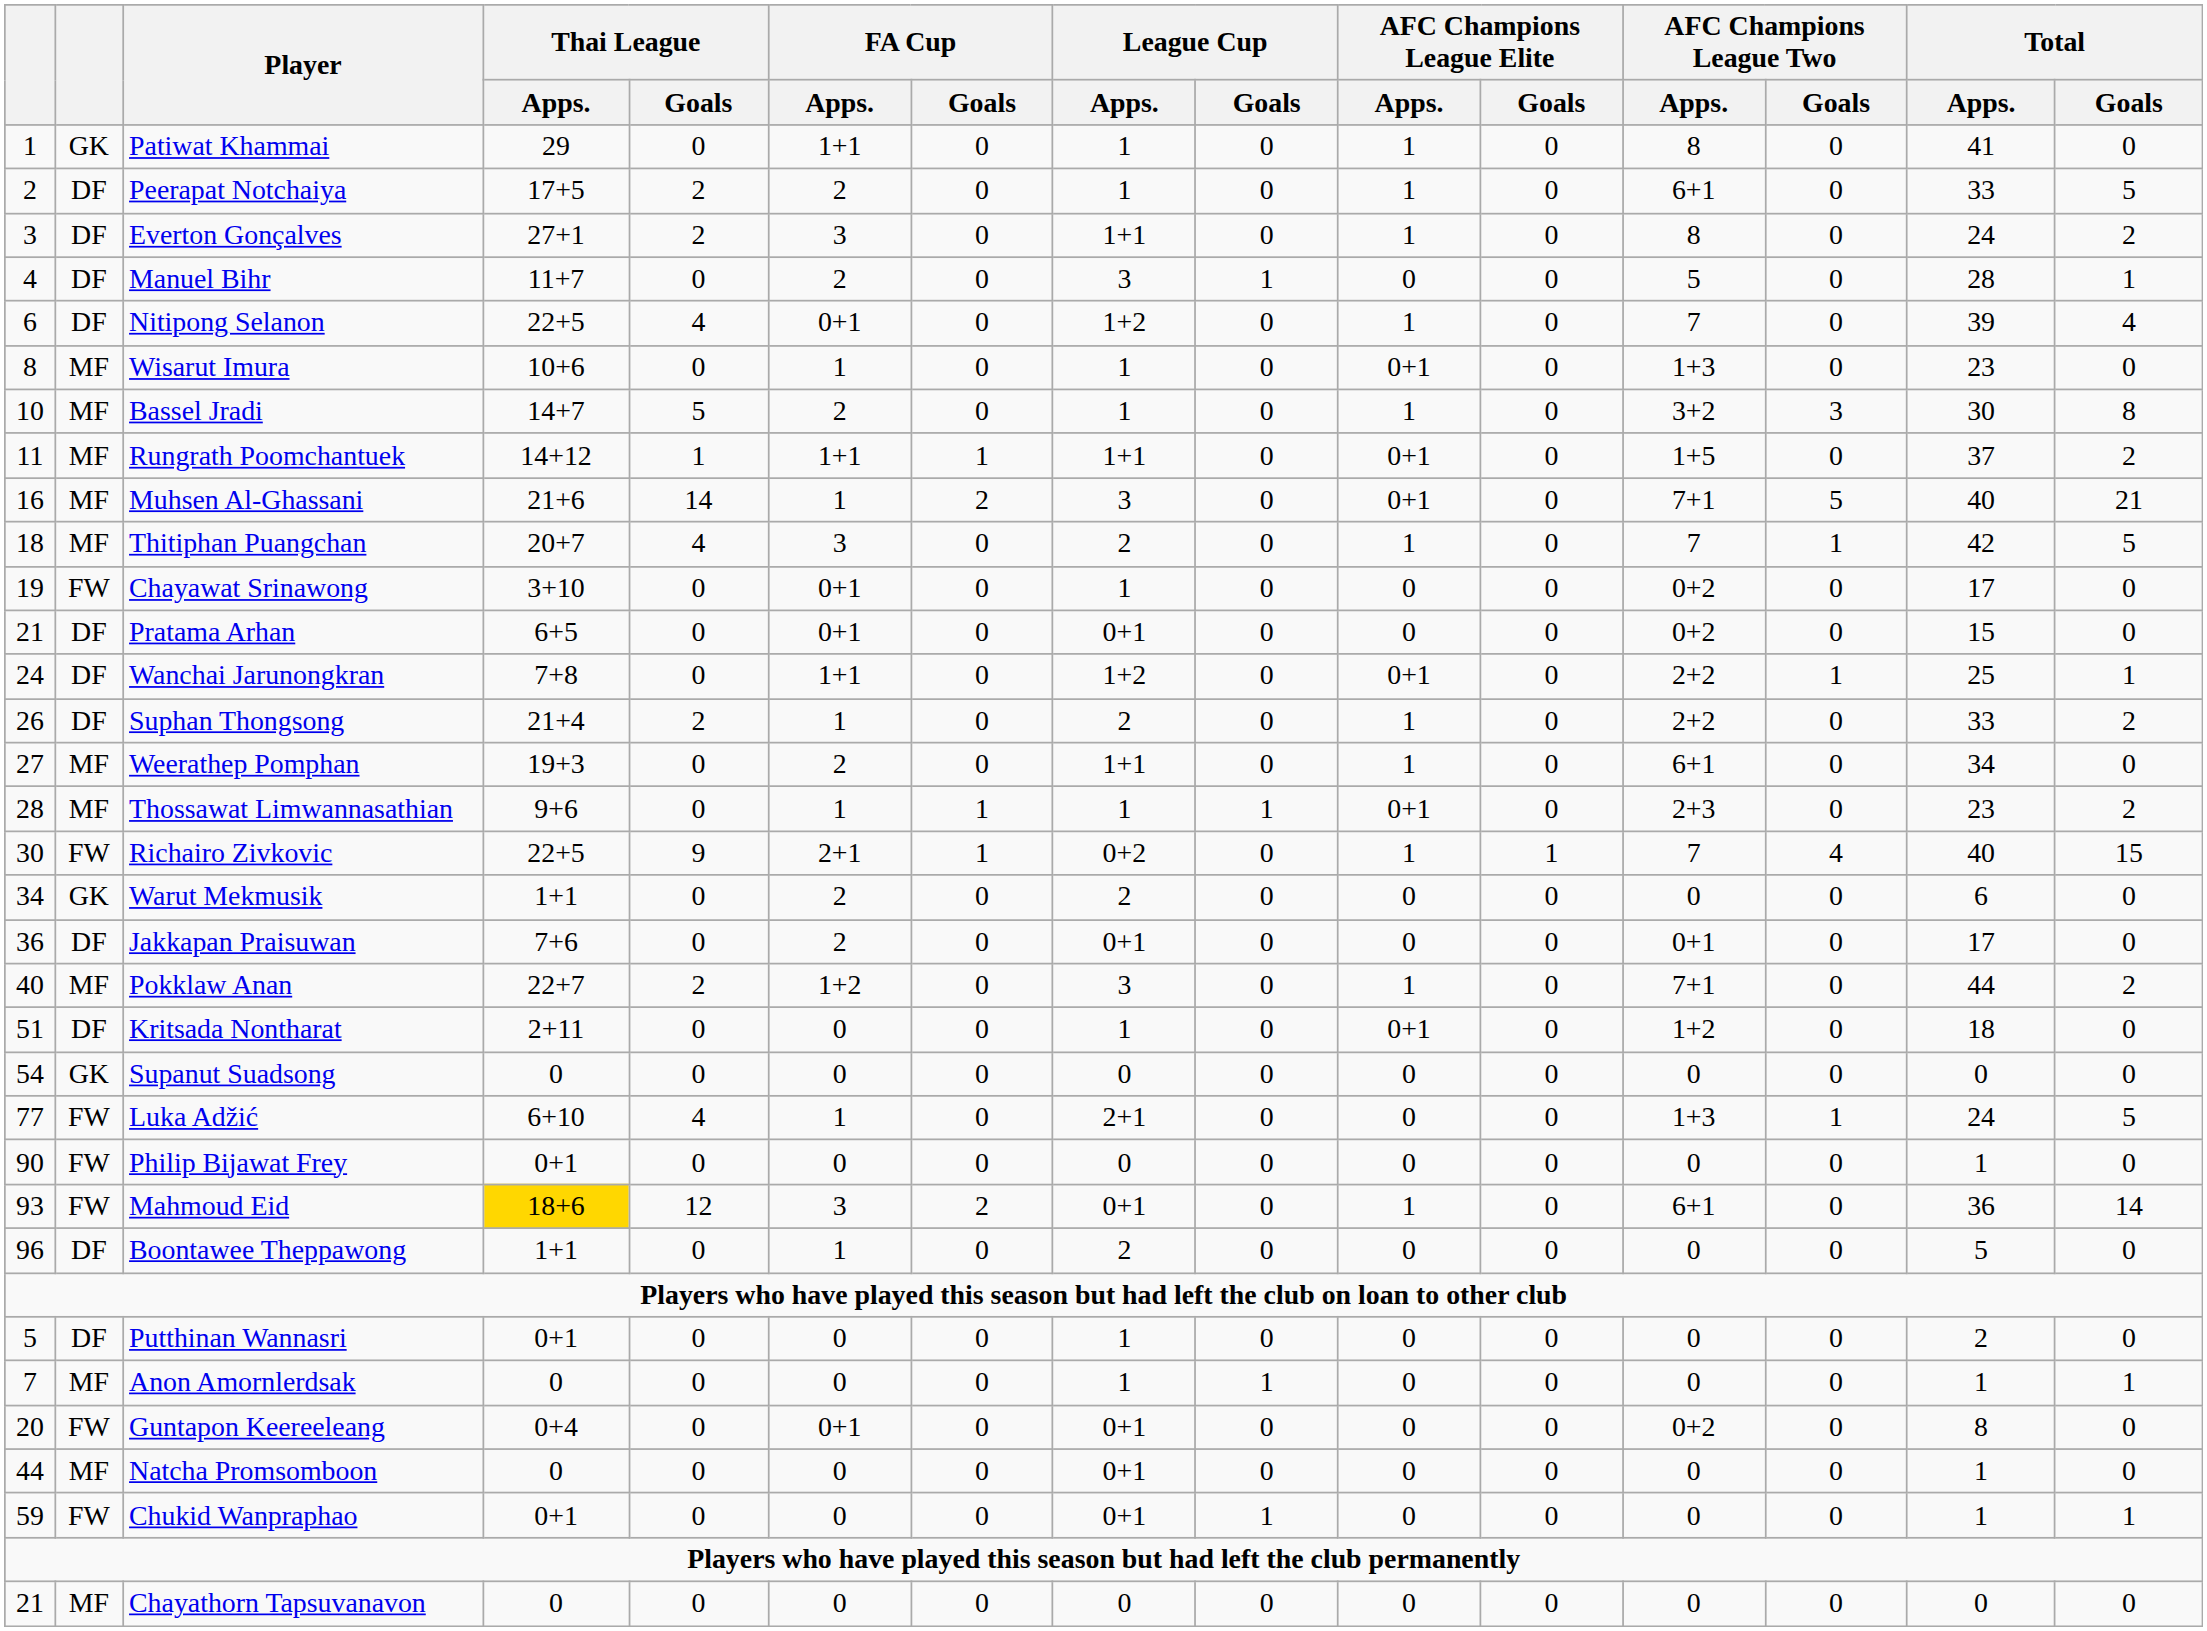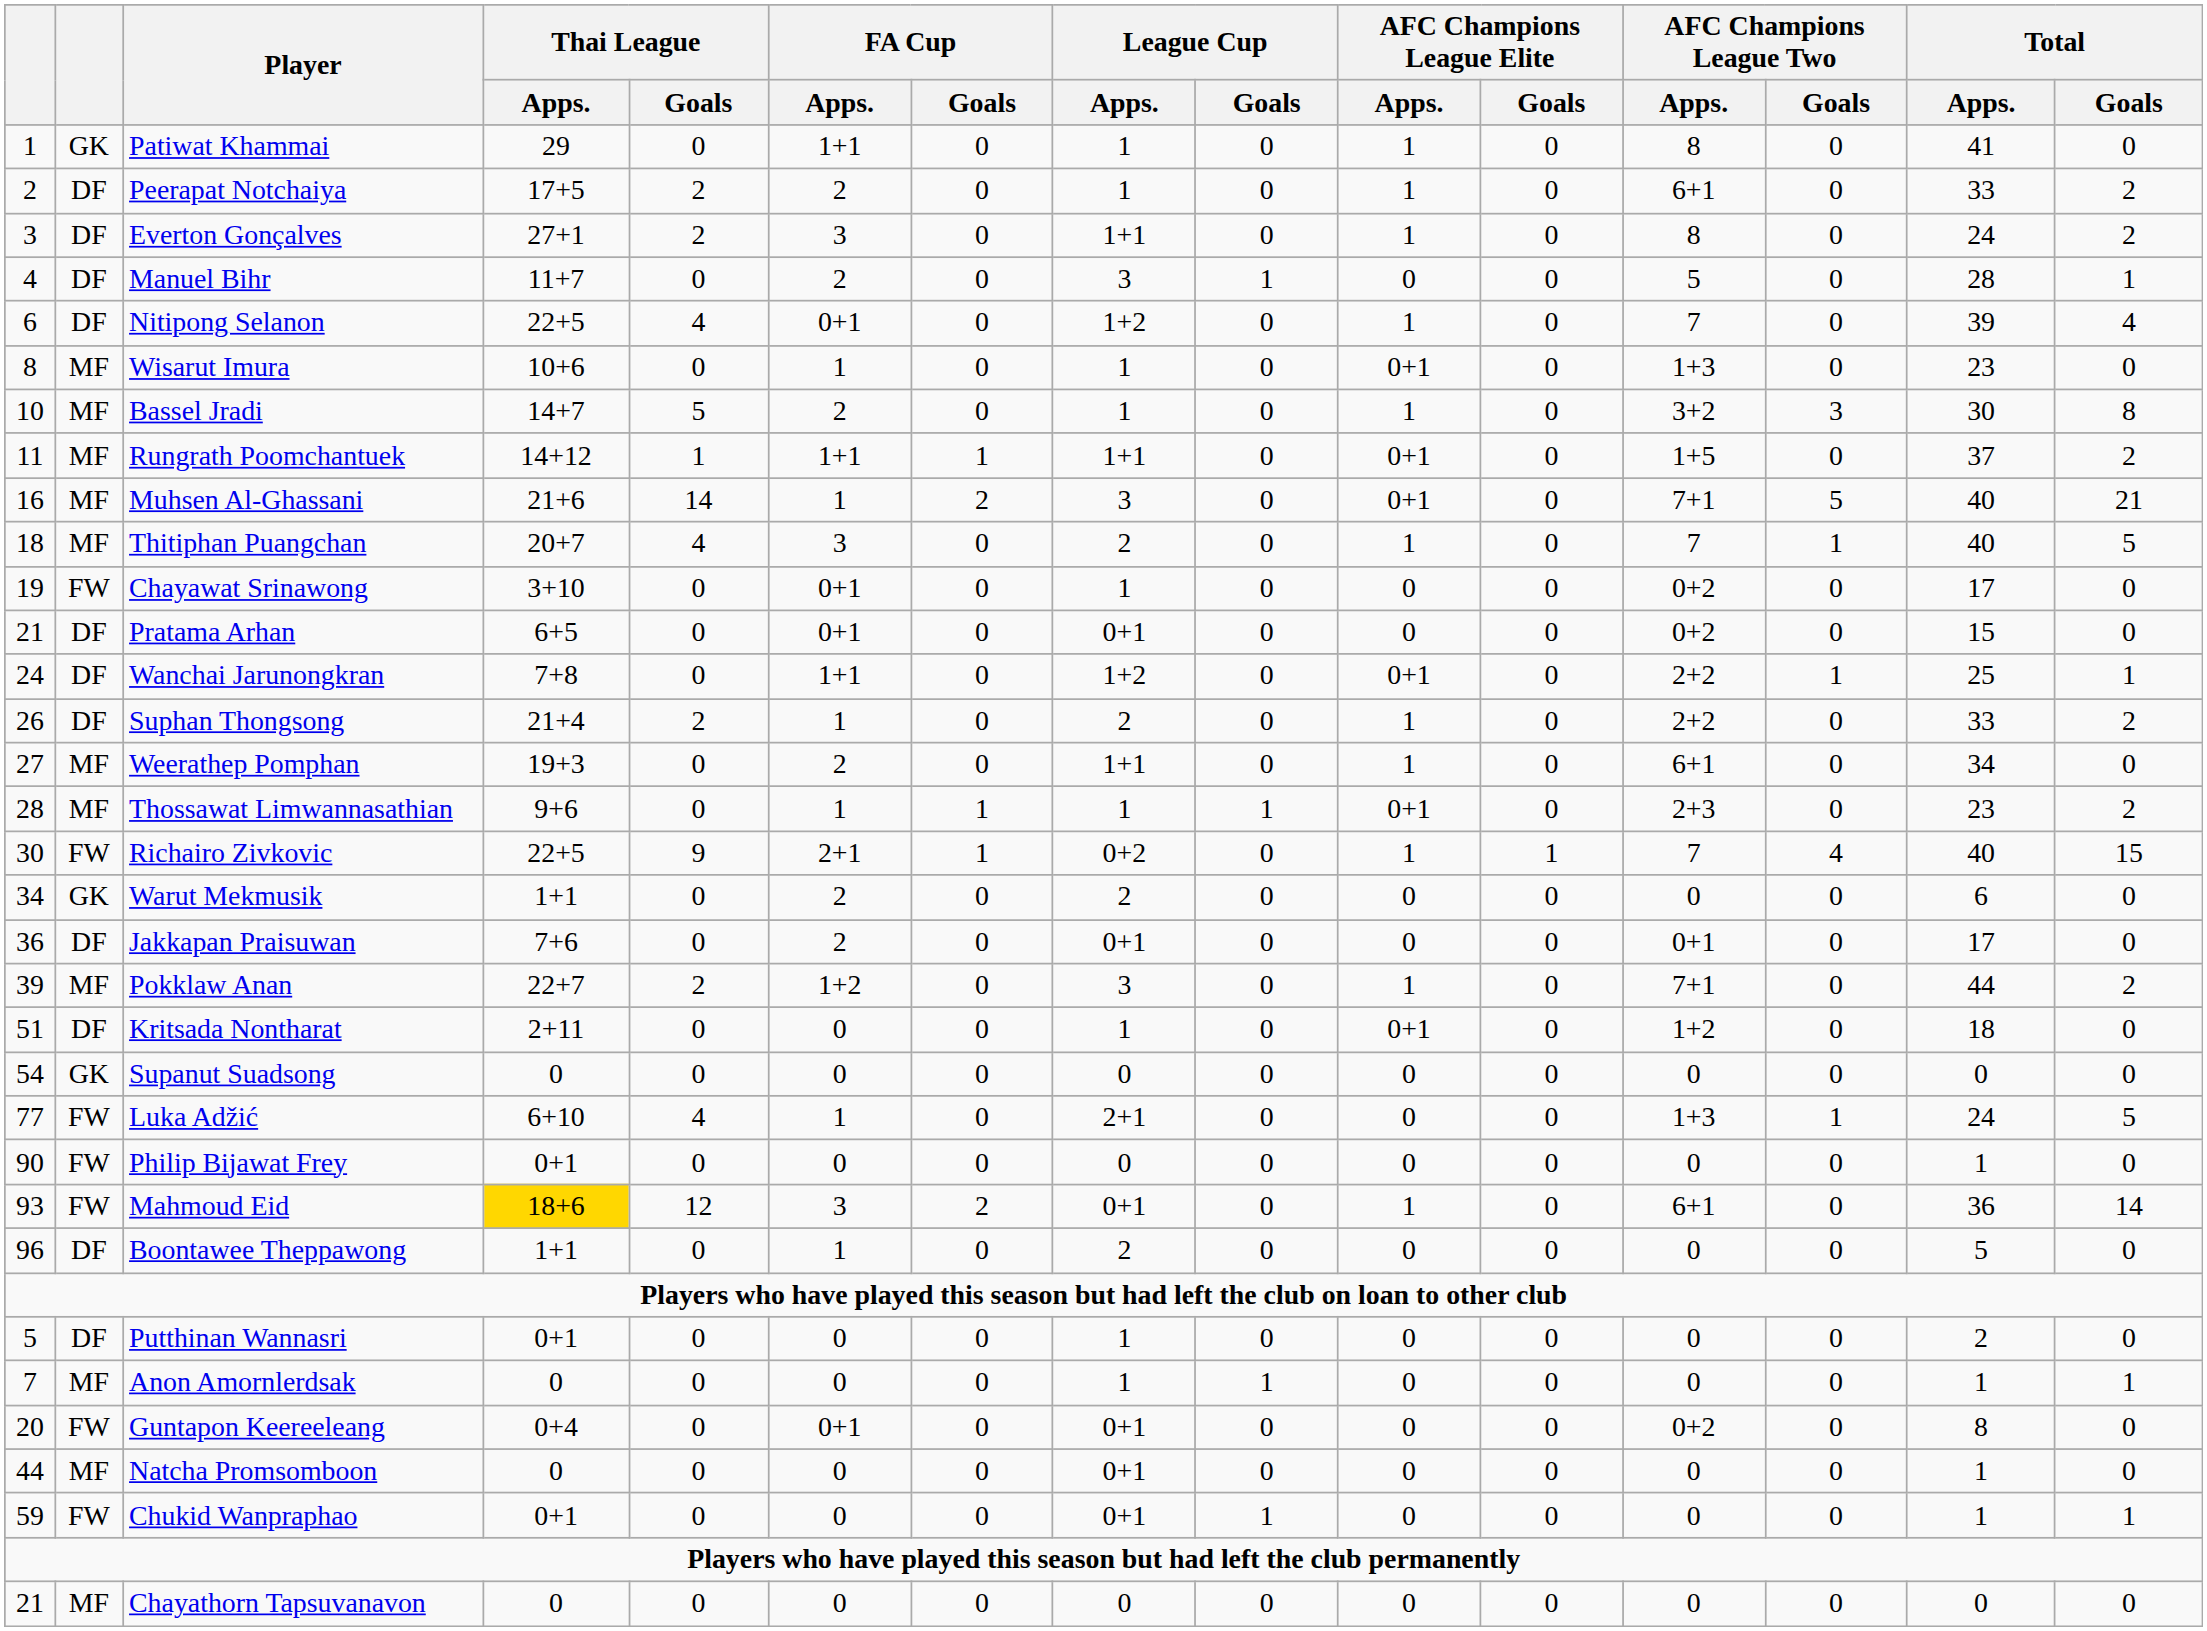(2129, 190) 5 -> (2129, 190) 2
(1981, 543) 42 -> (1981, 543) 40
(30, 985) 40 -> (30, 985) 39
